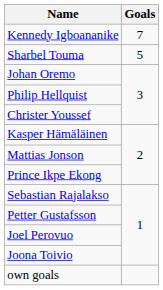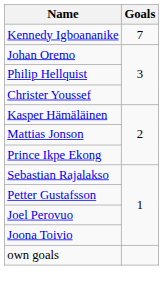- row: (46, 54)
